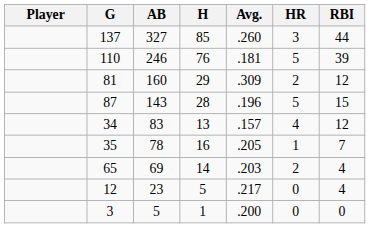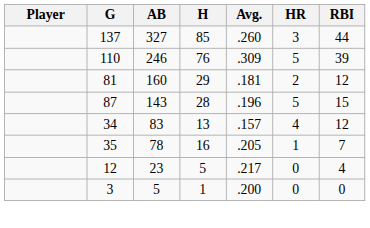(249, 59) .181 -> (249, 59) .309
(249, 80) .309 -> (249, 80) .181
- row: (110, 168)
